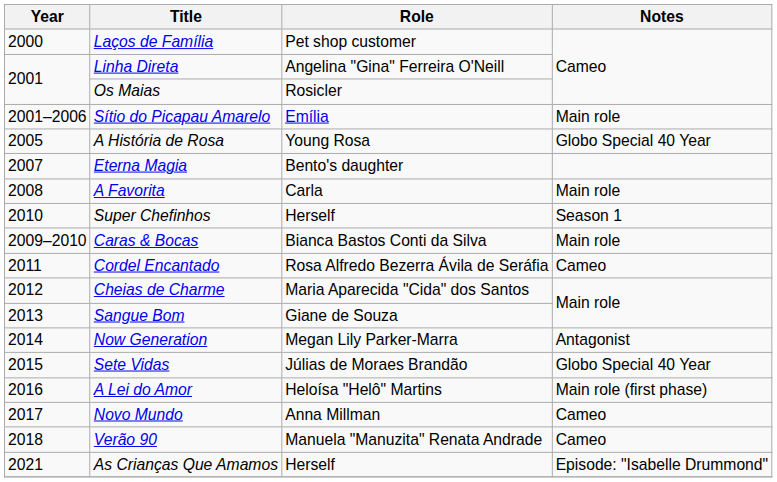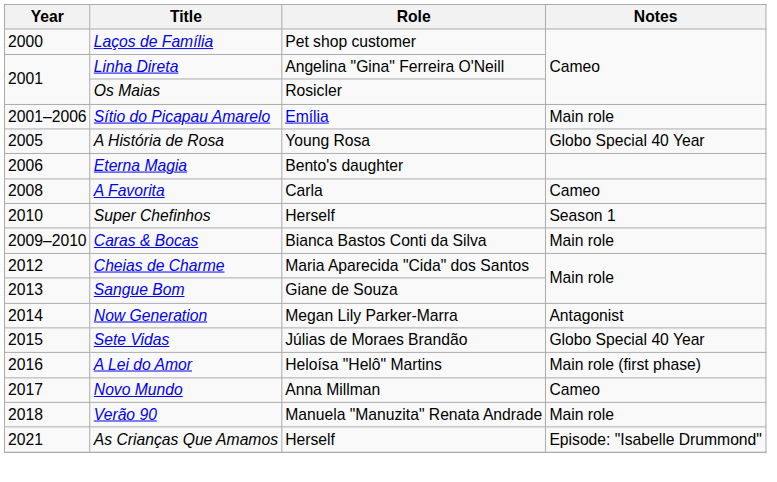(26, 166) 2007 -> (26, 166) 2006
(588, 191) Main role -> (575, 191) Cameo
- row: (157, 265)
(581, 439) Cameo -> (582, 414) Main role
